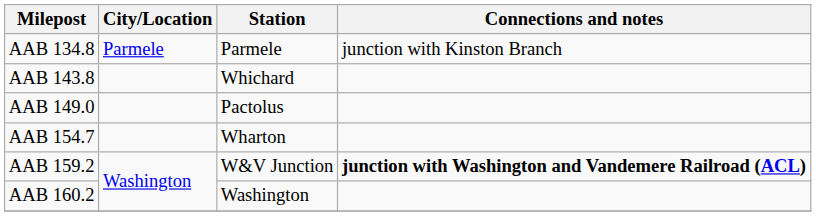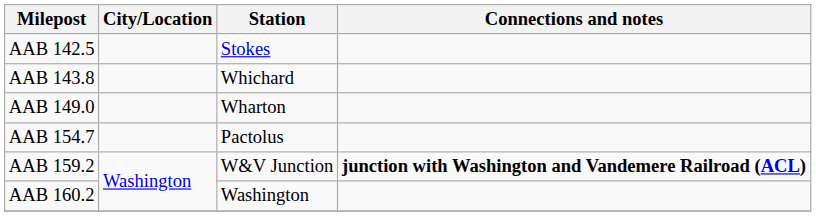- row: (52, 48)
+ row: (52, 48)
(252, 107) Pactolus -> (253, 107) Wharton
(253, 136) Wharton -> (252, 136) Pactolus
